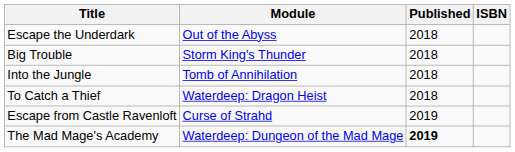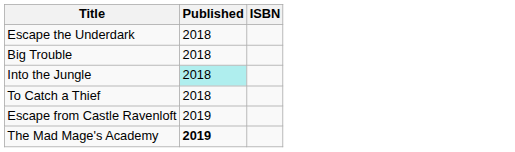- column: (293, 14)
(424, 75) no background -> (197, 75) paleturquoise background
